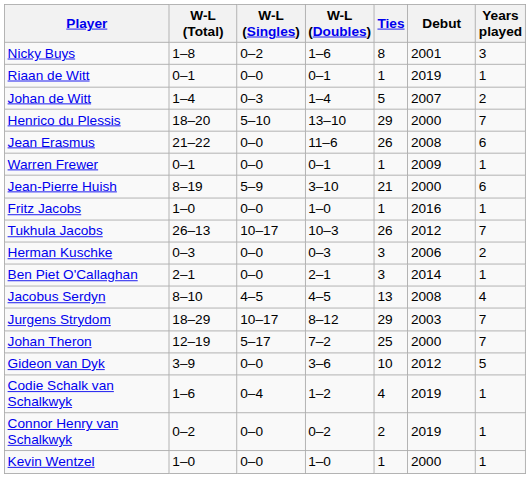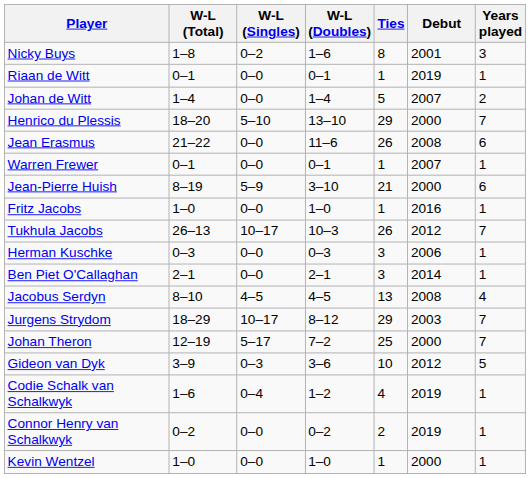(252, 97) 0–3 -> (252, 97) 0–0
(426, 163) 2009 -> (426, 163) 2007
(483, 252) 2 -> (483, 252) 1
(252, 363) 0–0 -> (252, 363) 0–3
